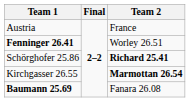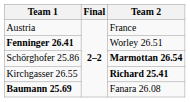(139, 58) Richard 25.41 -> (146, 58) Marmottan 26.54
(146, 74) Marmottan 26.54 -> (139, 74) Richard 25.41
